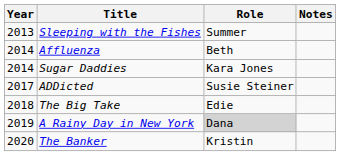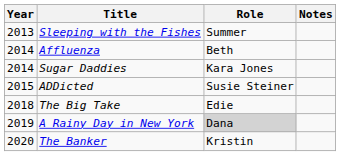(21, 86) 2017 -> (21, 86) 2015
